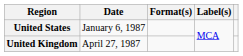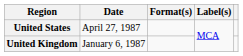(114, 28) January 6, 1987 -> (111, 28) April 27, 1987
(111, 43) April 27, 1987 -> (114, 43) January 6, 1987
